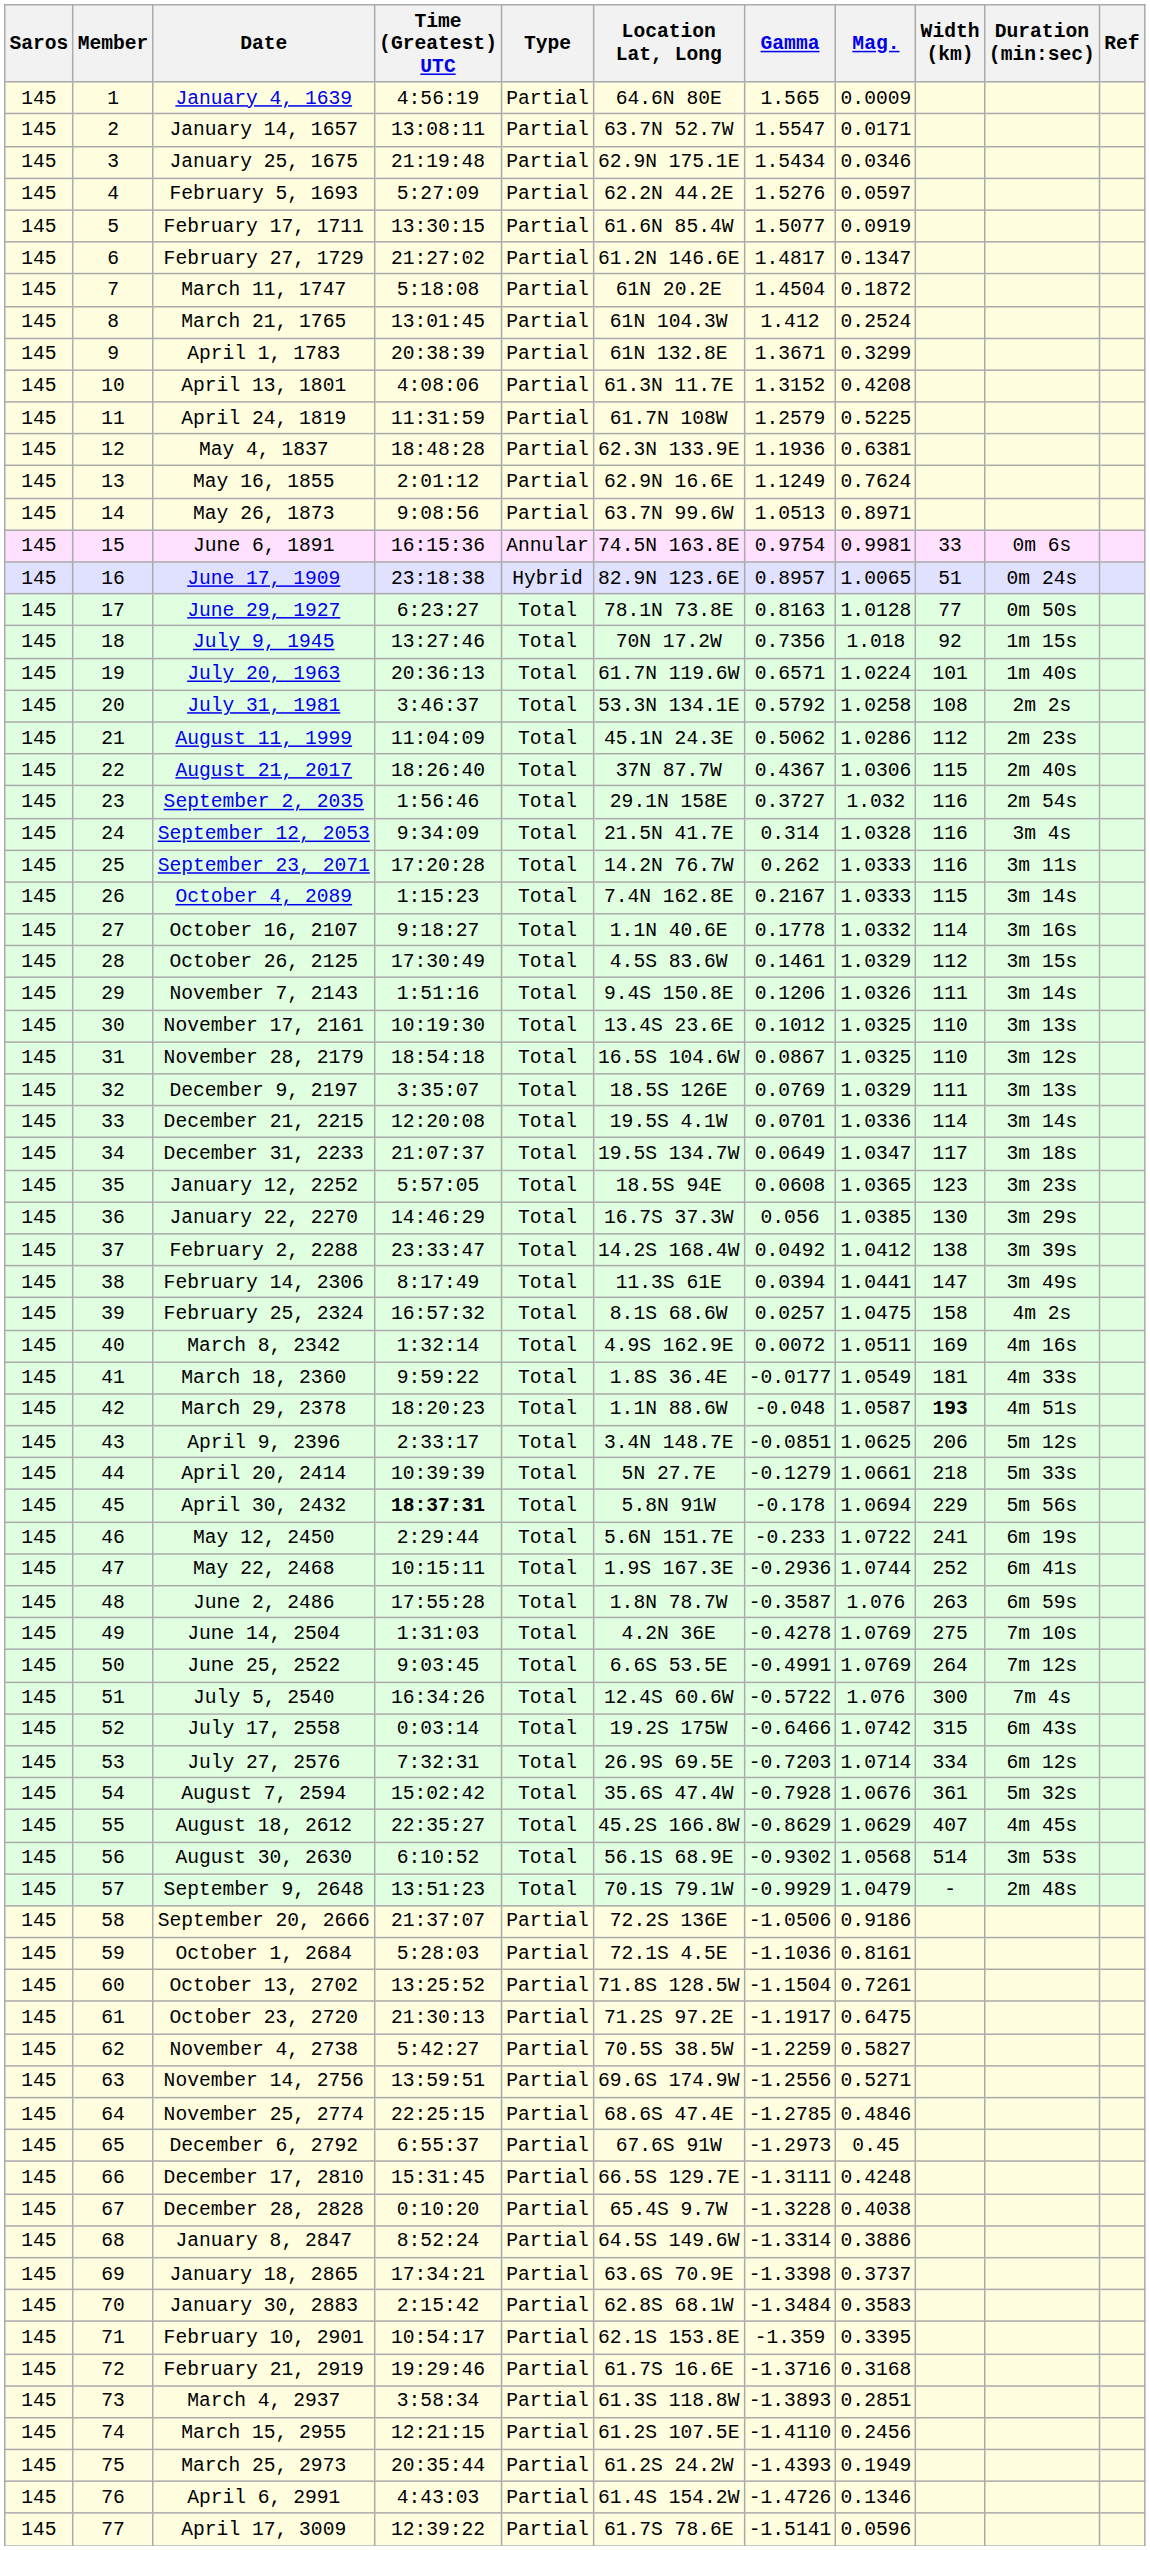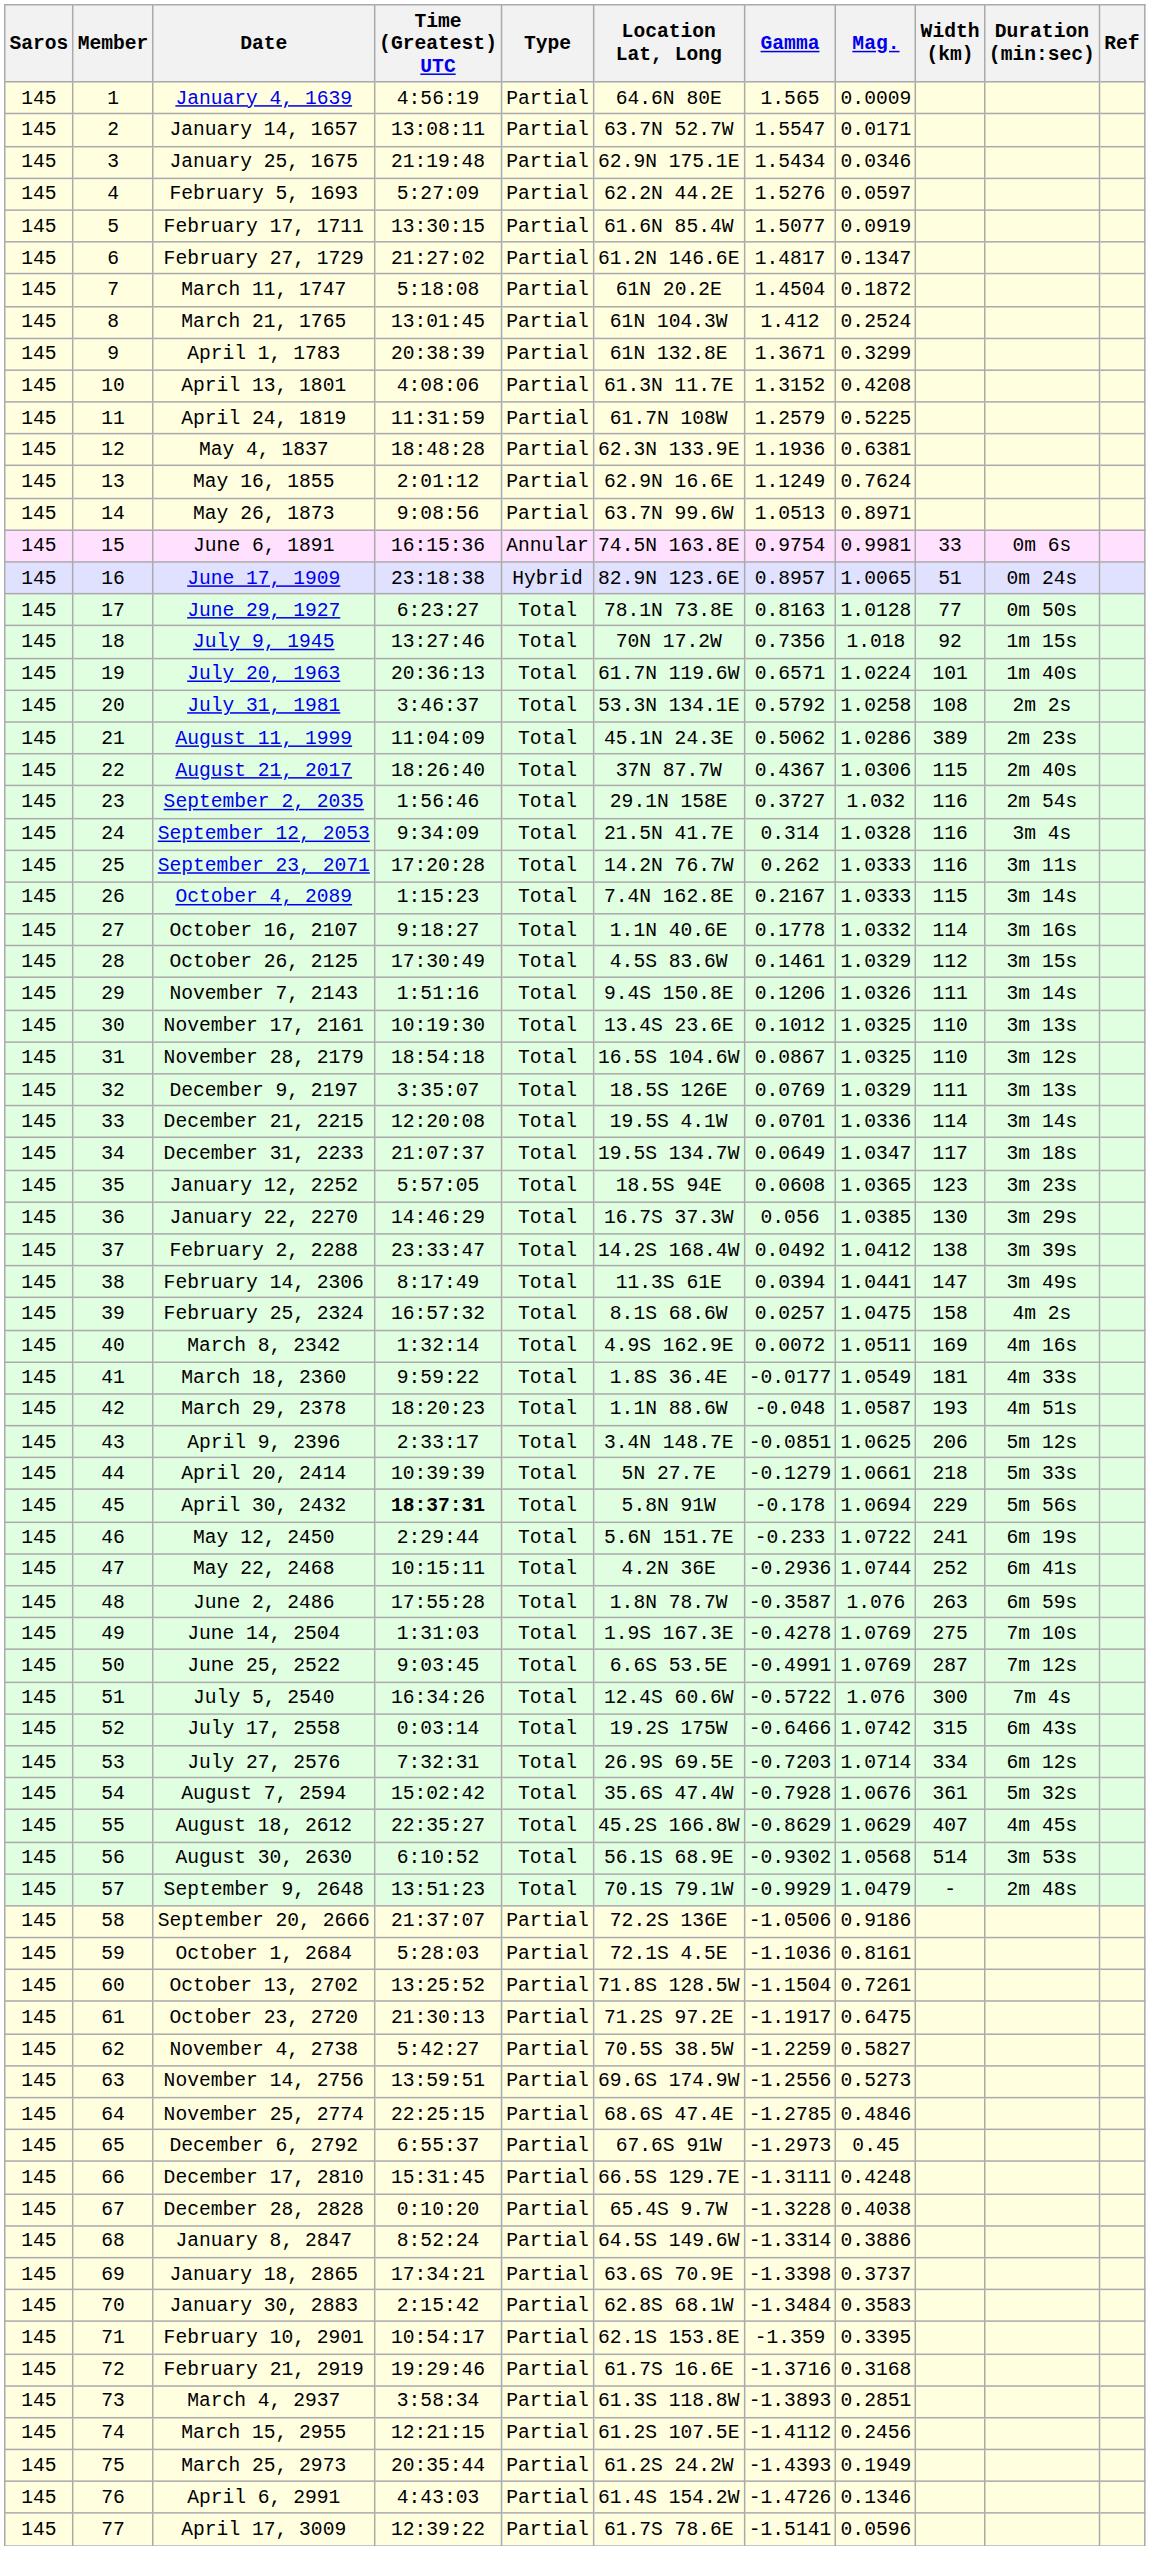(950, 738) 112 -> (950, 738) 389
(950, 1410) bold -> (950, 1410) normal
(669, 1570) 1.9S 167.3E -> (669, 1570) 4.2N 36E
(669, 1634) 4.2N 36E -> (669, 1634) 1.9S 167.3E
(950, 1666) 264 -> (950, 1666) 287
(876, 2082) 0.5271 -> (876, 2082) 0.5273
(790, 2434) -1.4110 -> (790, 2434) -1.4112
